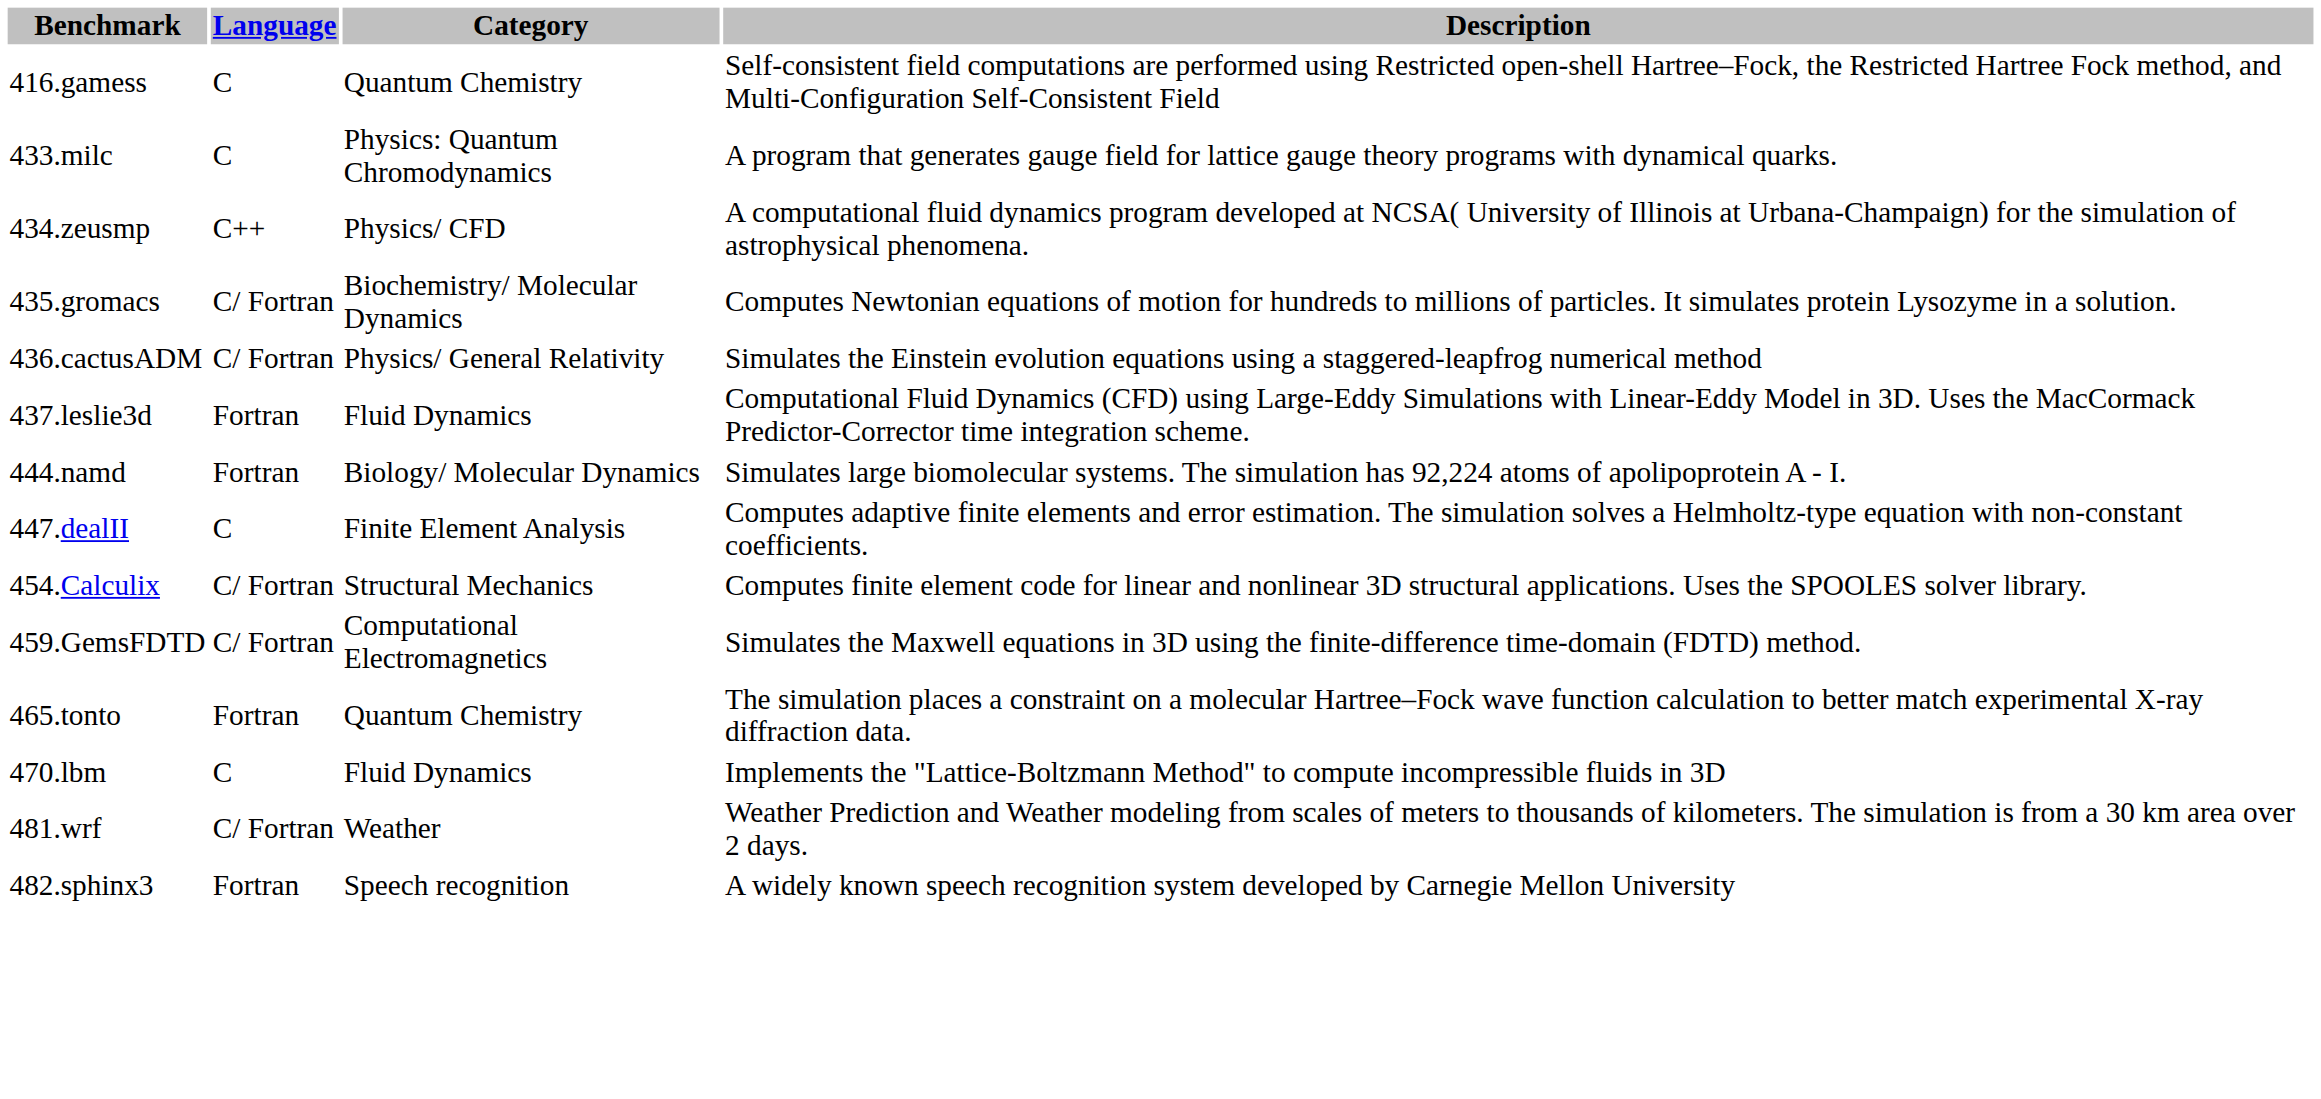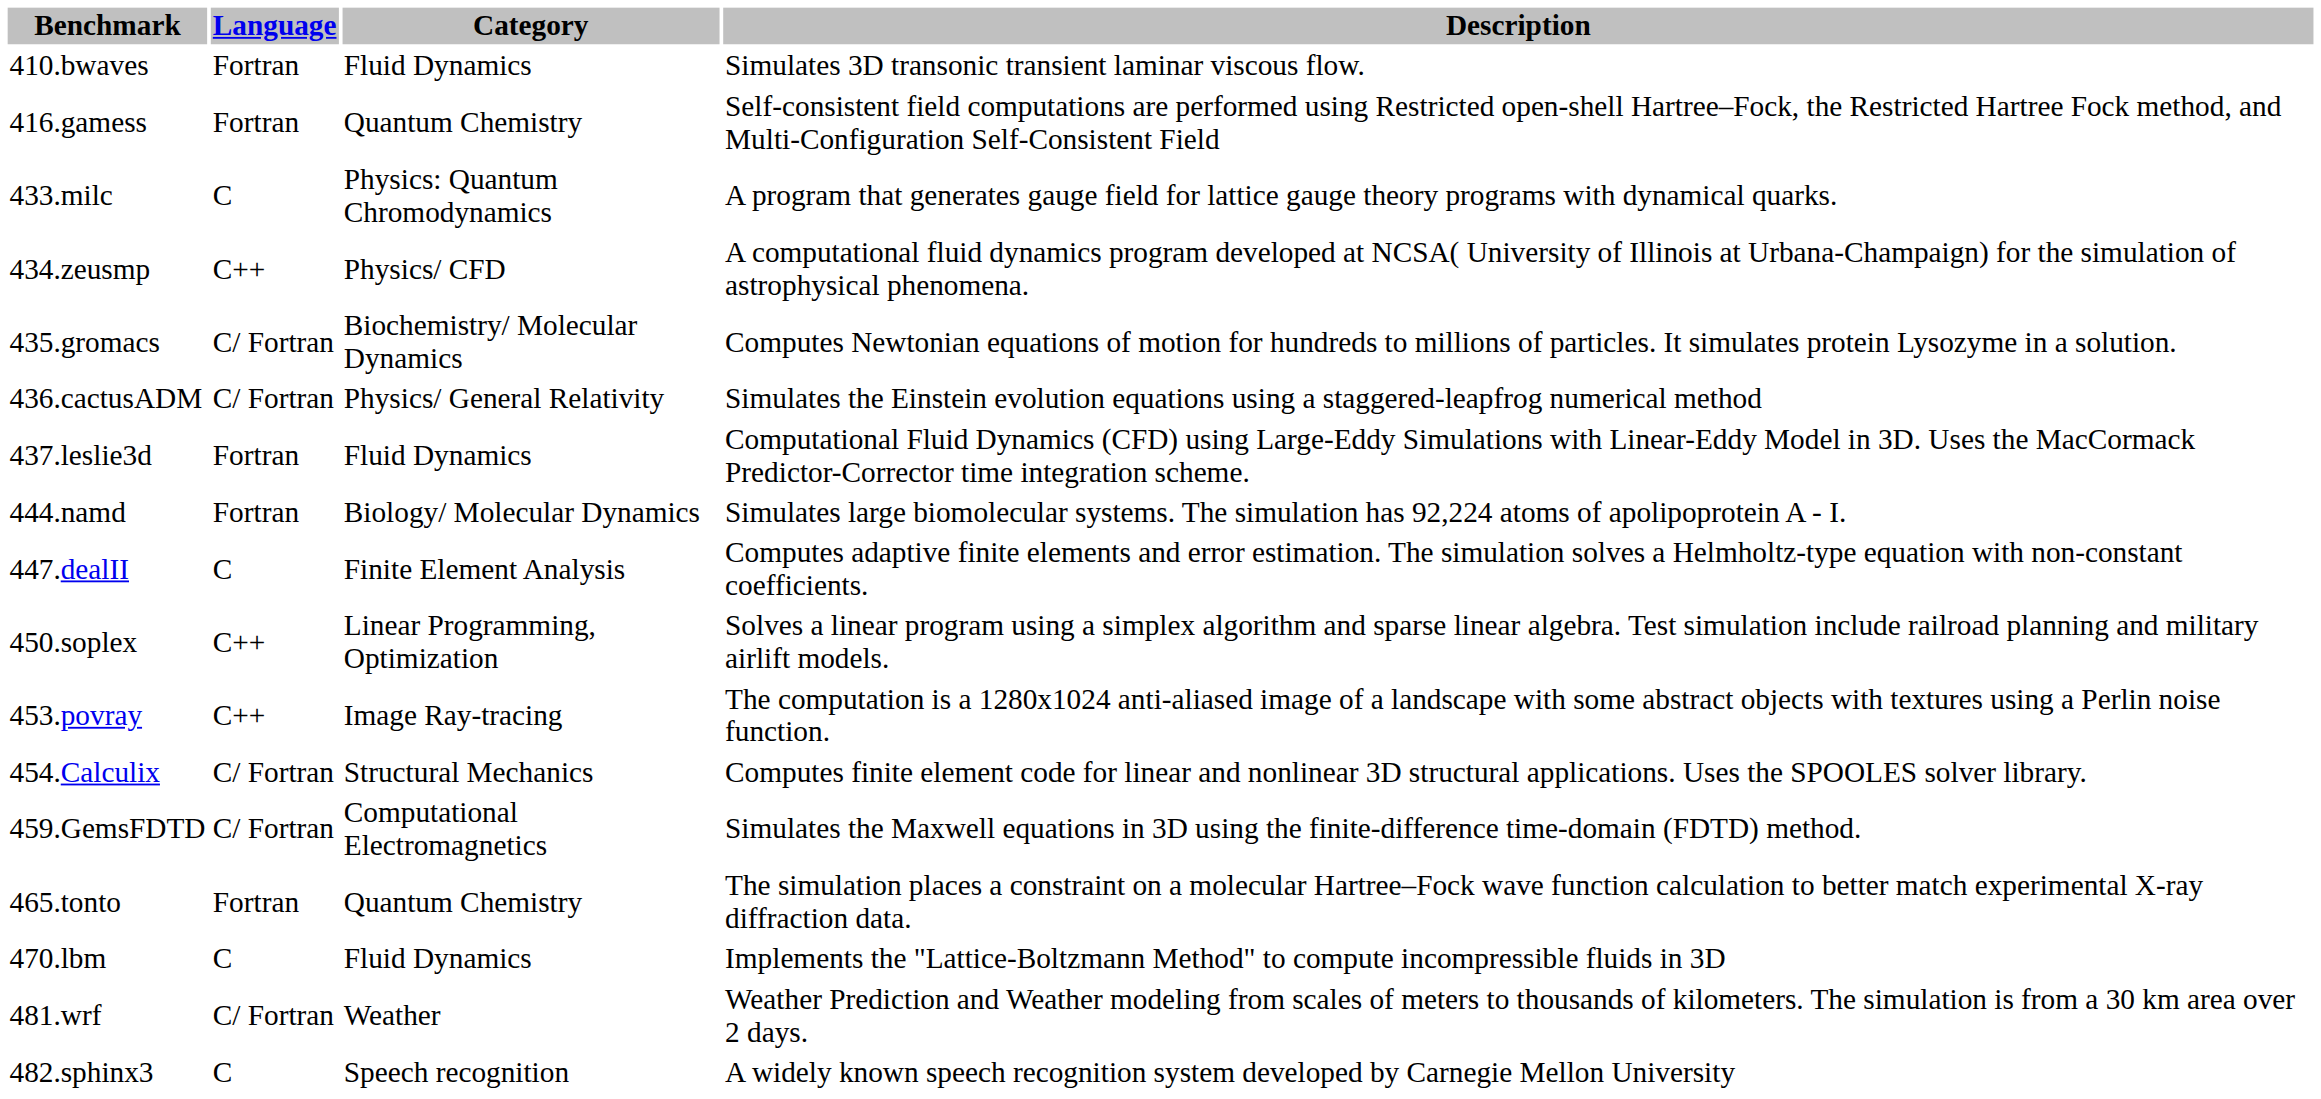+ row: (79, 65)
(223, 82) C -> (256, 122) Fortran
+ row: (73, 642)
+ row: (76, 715)
(256, 885) Fortran -> (223, 1072) C
